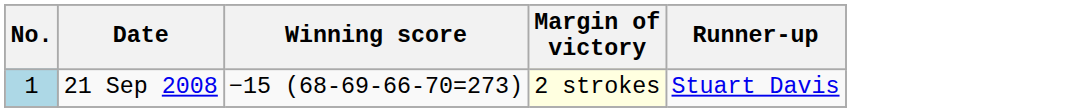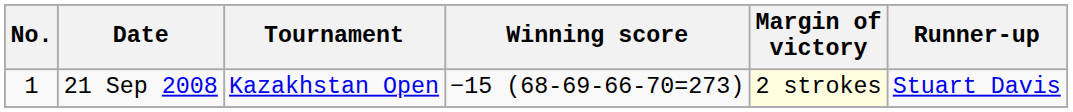+ column: (334, 37)
(32, 88) lightblue background -> (32, 88) no background
